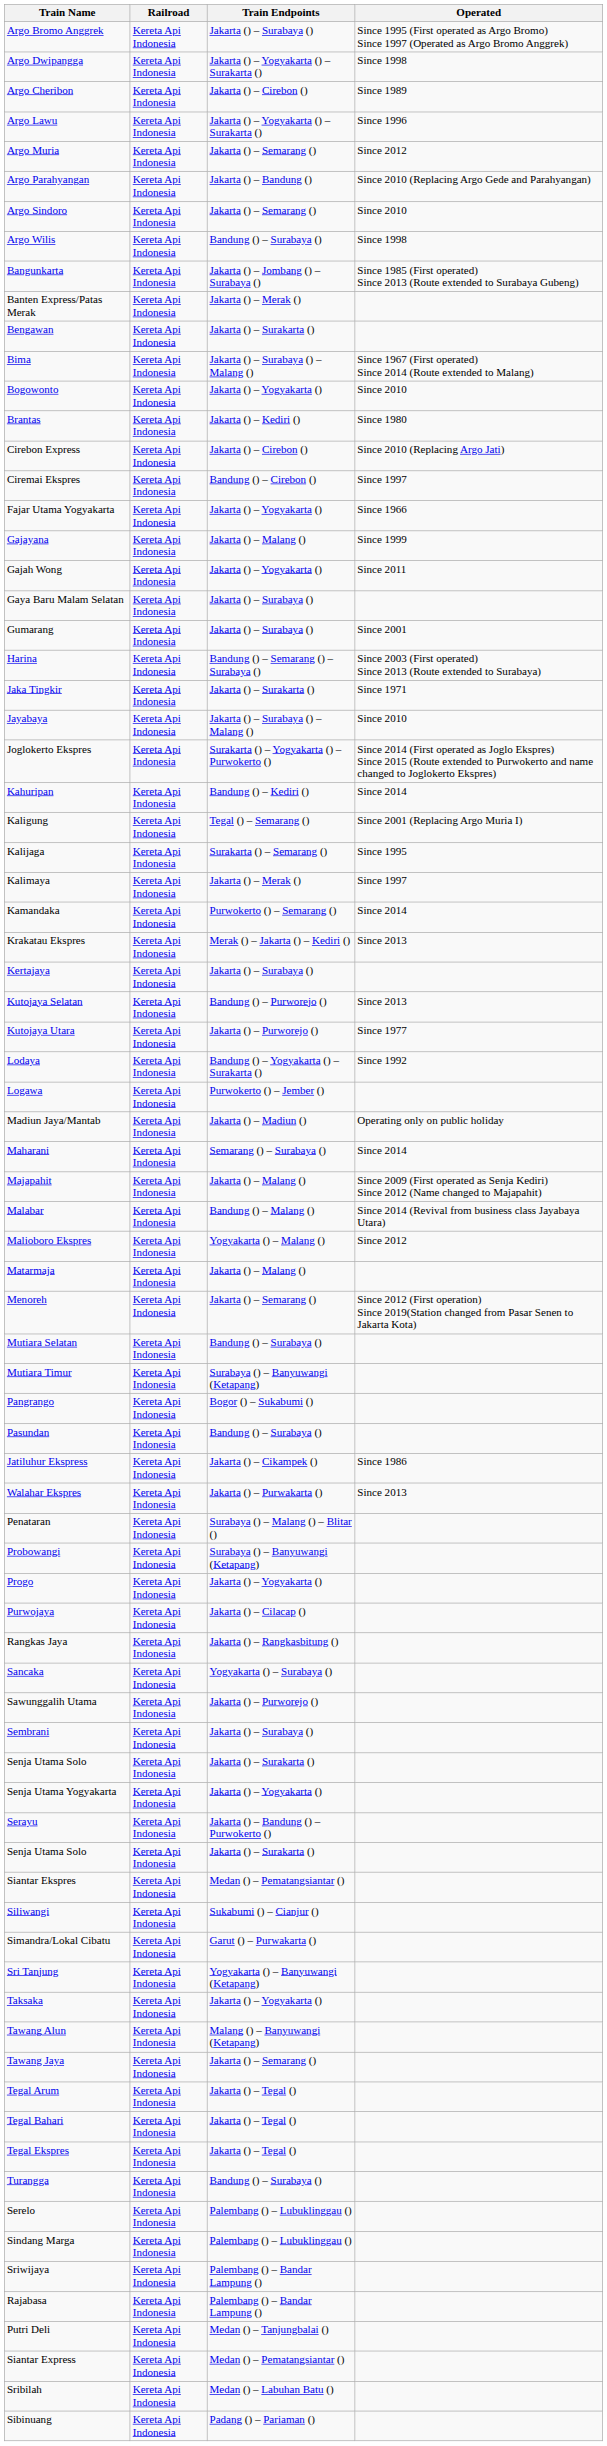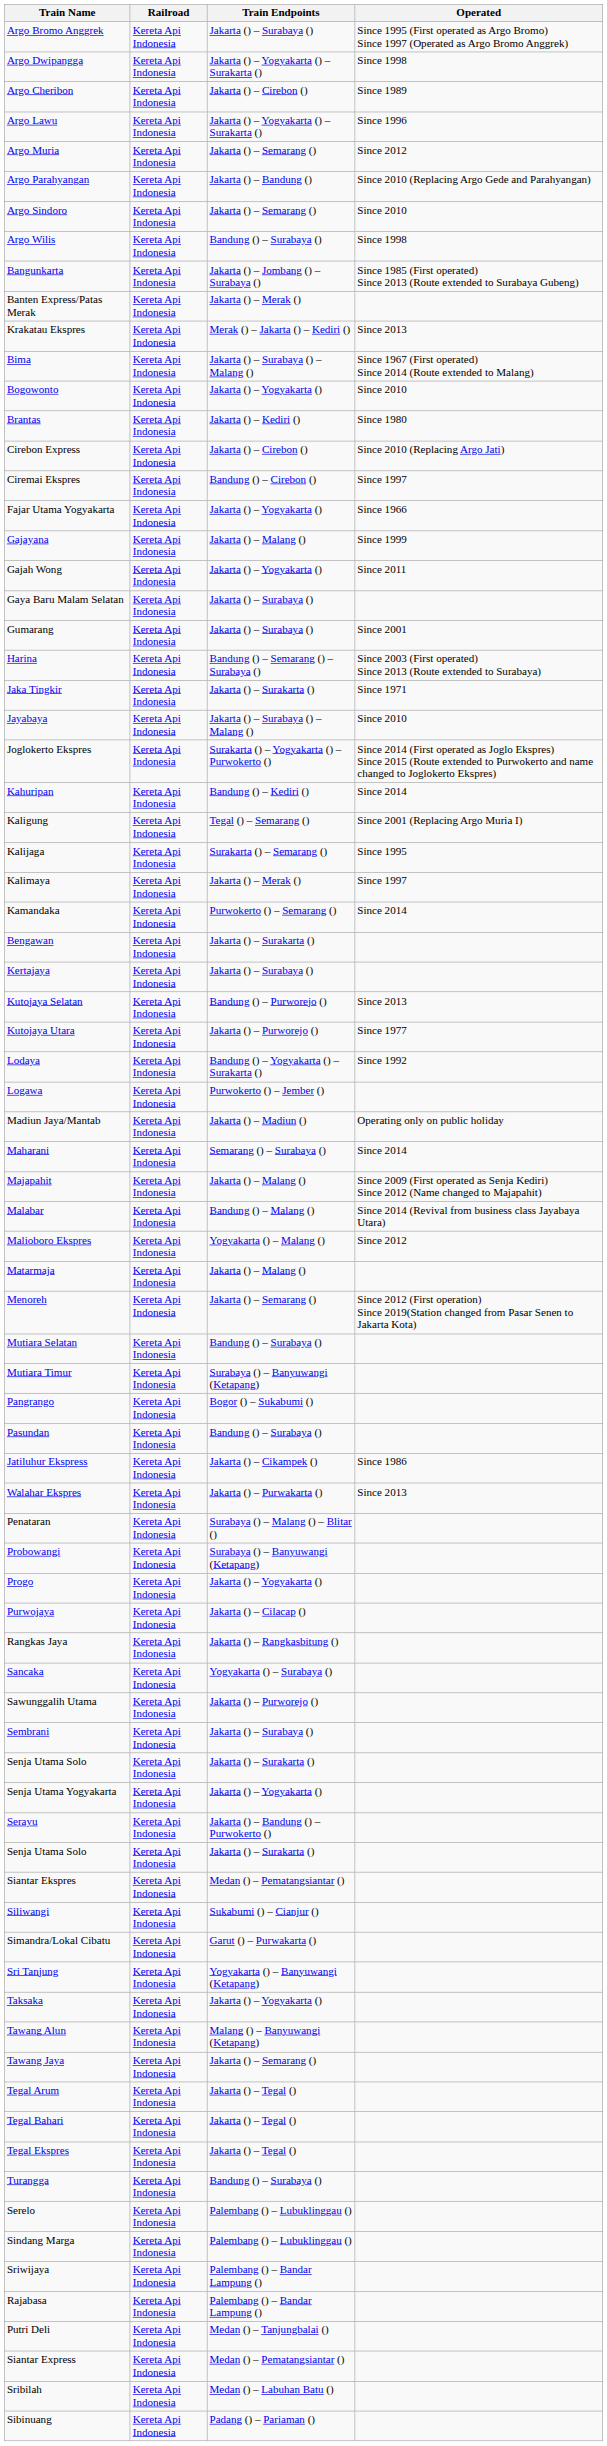rows swapped: (30, 330) <-> (46, 941)
